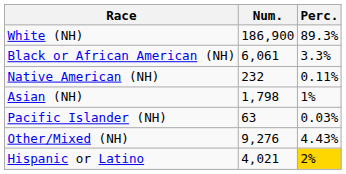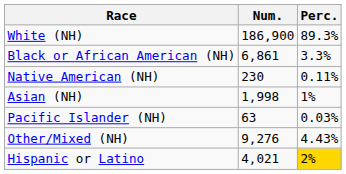(260, 56) 6,061 -> (260, 56) 6,861
(253, 76) 232 -> (253, 76) 230
(260, 97) 1,798 -> (260, 97) 1,998
